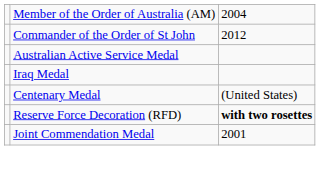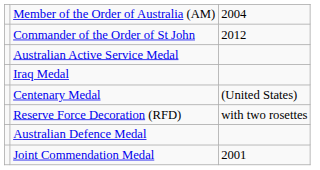(267, 114) bold -> (264, 114) normal
+ row: (80, 134)
